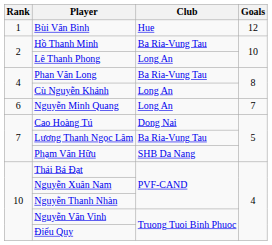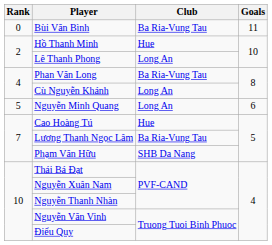(18, 28) 1 -> (18, 28) 0
(146, 28) Hue -> (172, 28) Ba Ria-Vung Tau
(253, 28) 12 -> (253, 28) 11
(172, 43) Ba Ria-Vung Tau -> (146, 43) Hue
(18, 106) 6 -> (18, 106) 5
(253, 106) 7 -> (253, 106) 6
(157, 122) Dong Nai -> (146, 122) Hue
